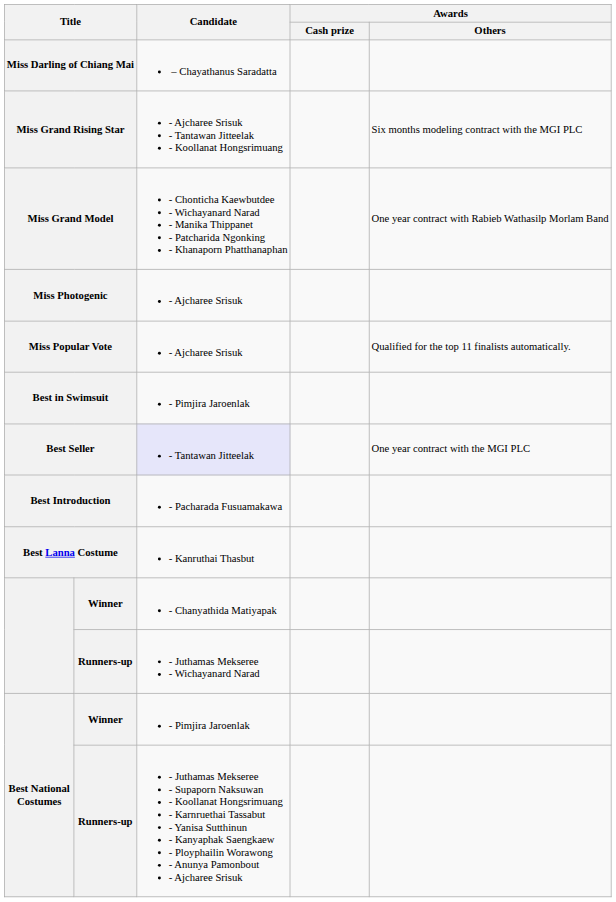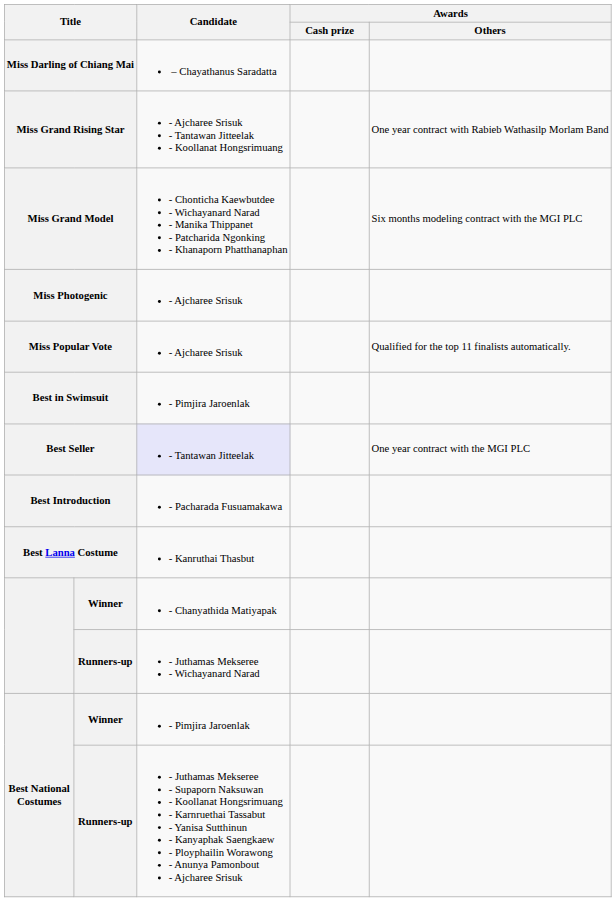(477, 129) Six months modeling contract with the MGI PLC -> (490, 129) One year contract with Rabieb Wathasilp Morlam Band
(490, 218) One year contract with Rabieb Wathasilp Morlam Band -> (477, 218) Six months modeling contract with the MGI PLC
